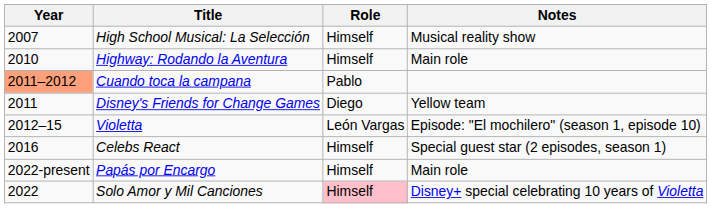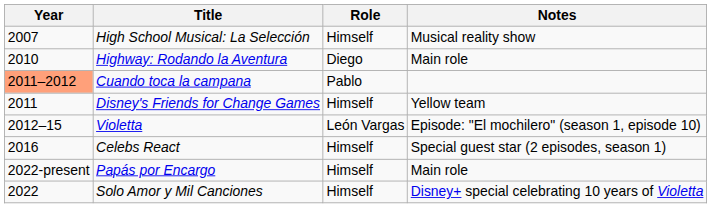(350, 59) Himself -> (345, 59) Diego
(345, 103) Diego -> (350, 103) Himself
(350, 192) pink background -> (350, 192) no background
